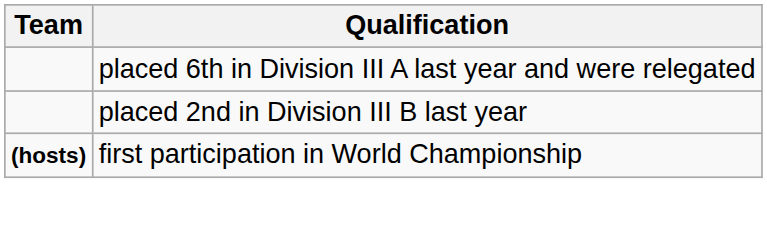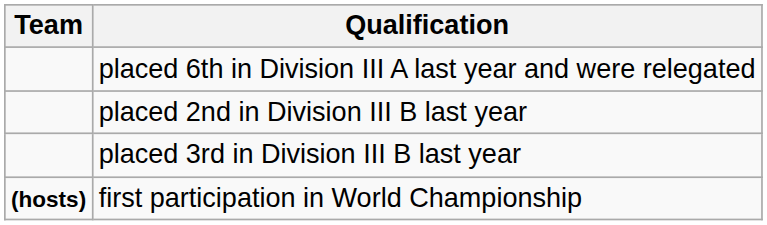+ row: (310, 154)
